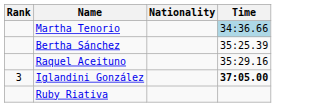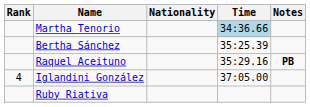+ column: (288, 13)
(19, 78) 3 -> (19, 78) 4
(244, 78) bold -> (244, 78) normal
